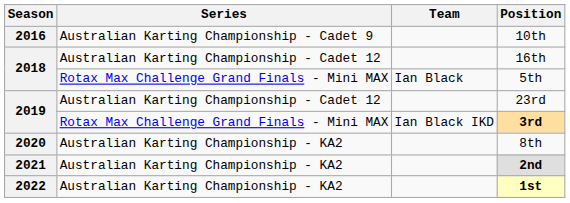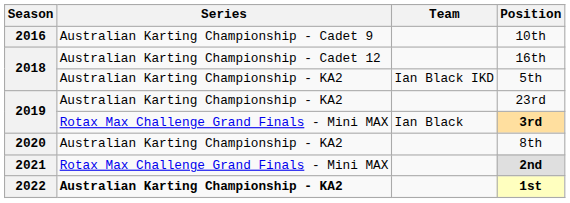(224, 79) Rotax Max Challenge Grand Finals - Mini MAX -> (201, 79) Australian Karting Championship - KA2
(429, 79) Ian Black -> (444, 79) Ian Black IKD
(220, 101) Australian Karting Championship - Cadet 12 -> (201, 101) Australian Karting Championship - KA2
(444, 122) Ian Black IKD -> (429, 122) Ian Black
(201, 165) Australian Karting Championship - KA2 -> (224, 165) Rotax Max Challenge Grand Finals - Mini MAX
(201, 186) normal -> (201, 186) bold
